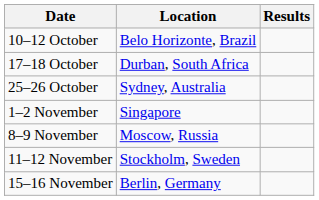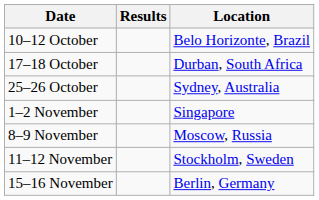columns swapped: (188, 16) <-> (287, 16)
